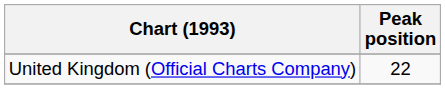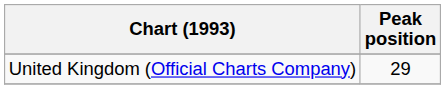(400, 68) 22 -> (400, 68) 29
